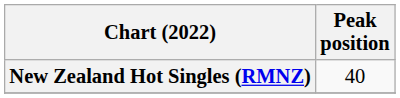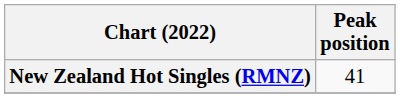(355, 76) 40 -> (355, 76) 41
